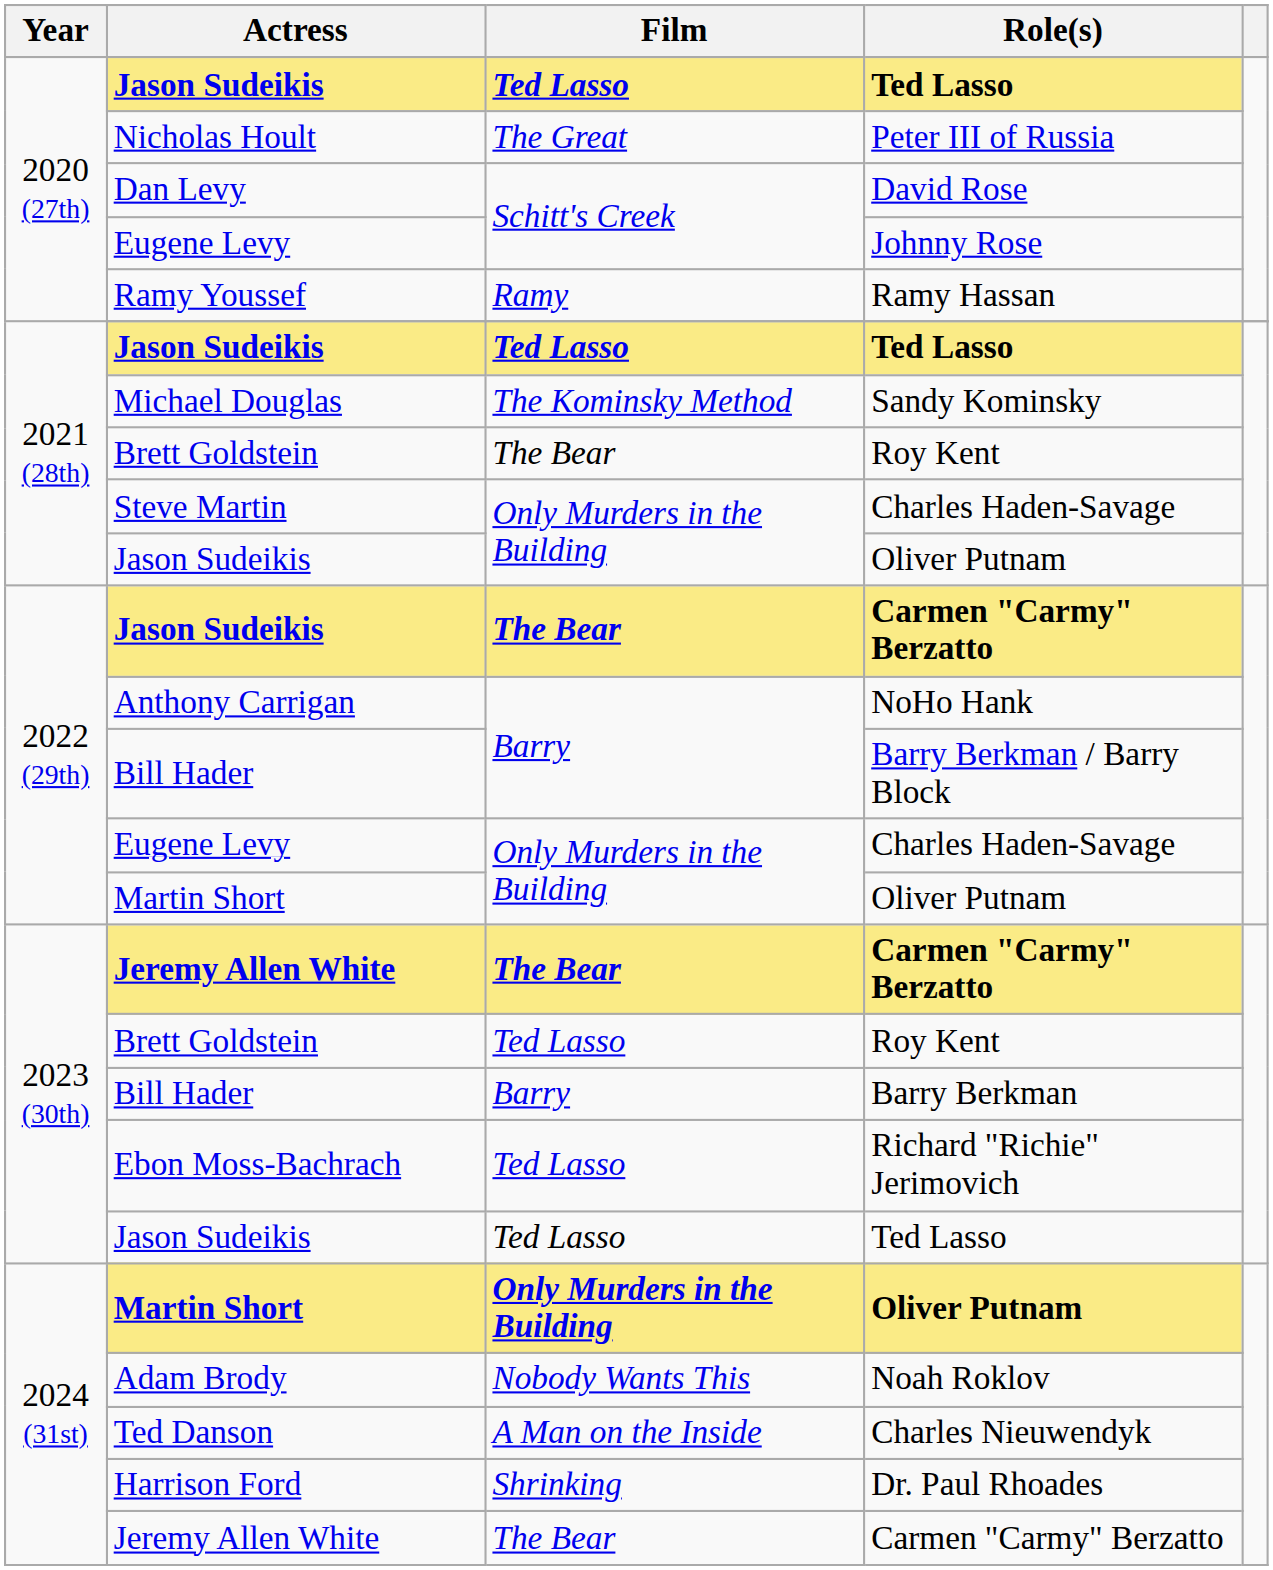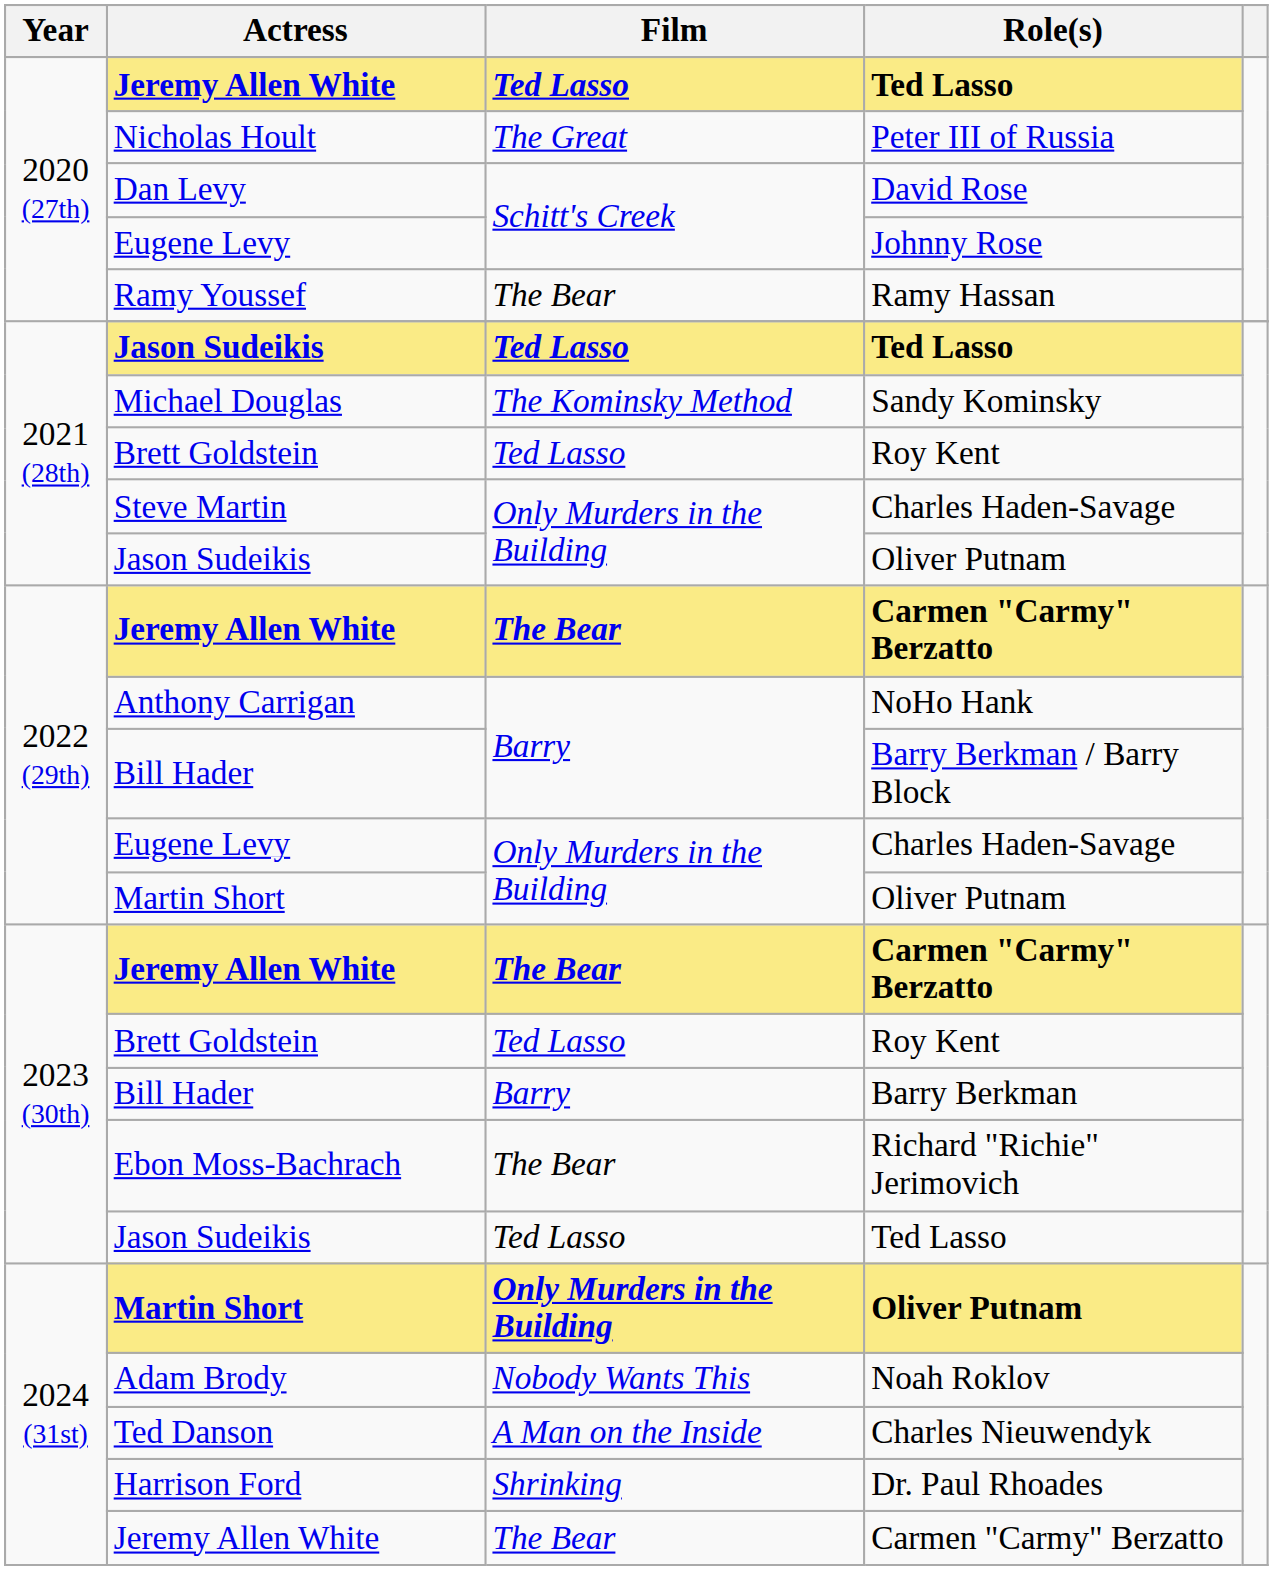(219, 83) Jason Sudeikis -> (254, 83) Jeremy Allen White
(530, 294) Ramy -> (554, 294) The Bear
(554, 453) The Bear -> (559, 453) Ted Lasso
(219, 630) Jason Sudeikis -> (254, 630) Jeremy Allen White
(559, 1164) Ted Lasso -> (554, 1164) The Bear
